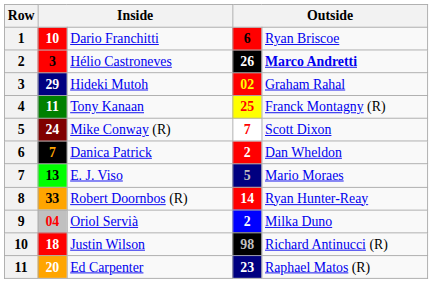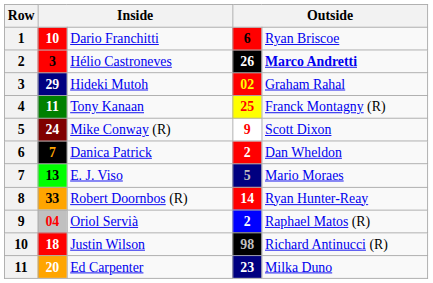(247, 130) 7 -> (247, 130) 9
(299, 221) Milka Duno -> (318, 221) Raphael Matos (R)
(318, 266) Raphael Matos (R) -> (299, 266) Milka Duno
